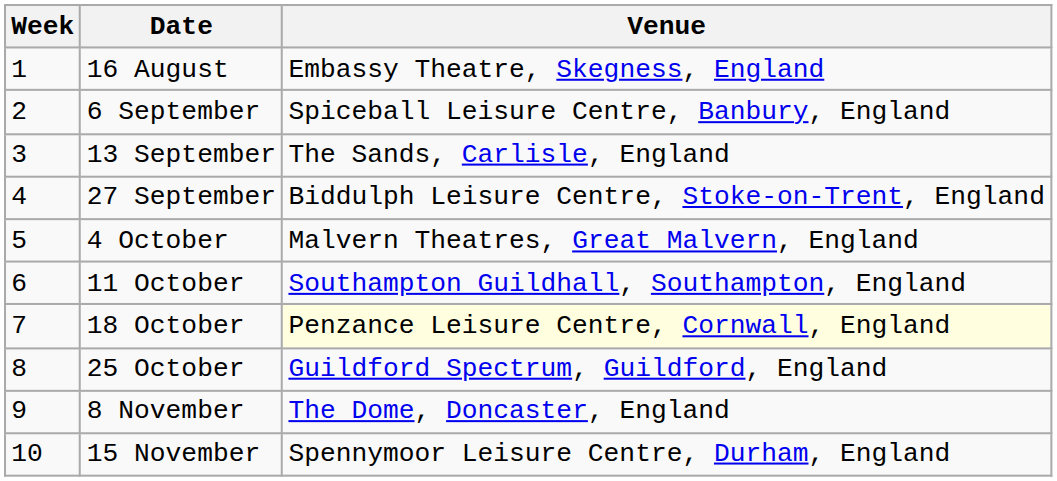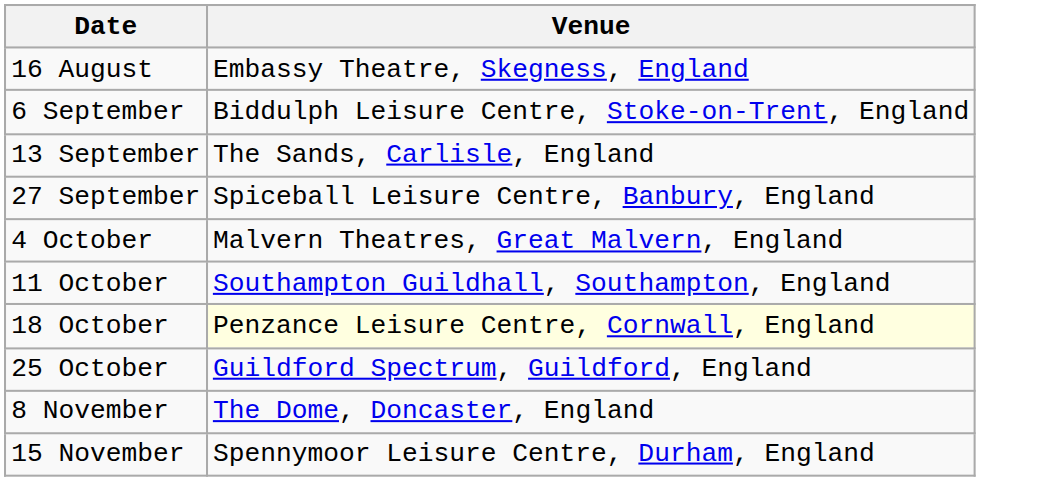- column: (43, 26)
(619, 112) Spiceball Leisure Centre, Banbury, England -> (591, 112) Biddulph Leisure Centre, Stoke-on-Trent, England
(667, 198) Biddulph Leisure Centre, Stoke-on-Trent, England -> (544, 198) Spiceball Leisure Centre, Banbury, England
